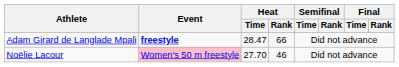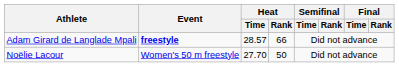(255, 40) 28.47 -> (255, 40) 28.57
(190, 55) pink background -> (190, 55) no background
(281, 55) 46 -> (281, 55) 50
